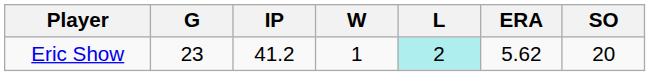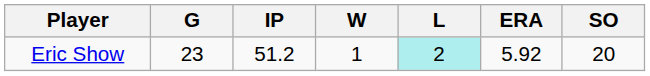(274, 53) 41.2 -> (274, 53) 51.2
(521, 53) 5.62 -> (521, 53) 5.92
